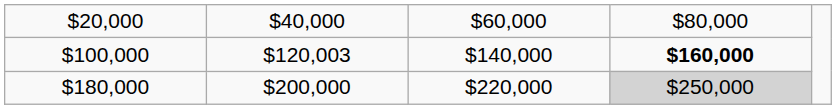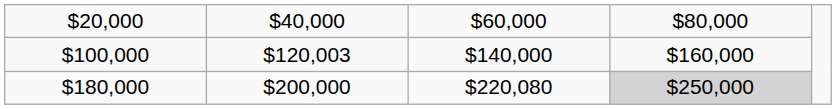(710, 54) bold -> (710, 54) normal
(509, 87) $220,000 -> (509, 87) $220,080
